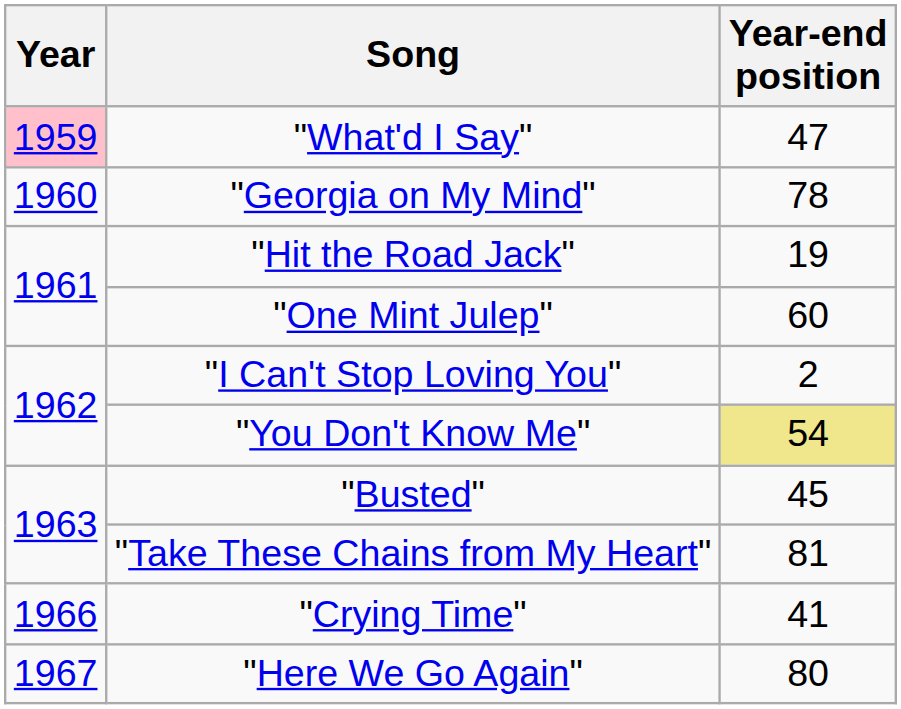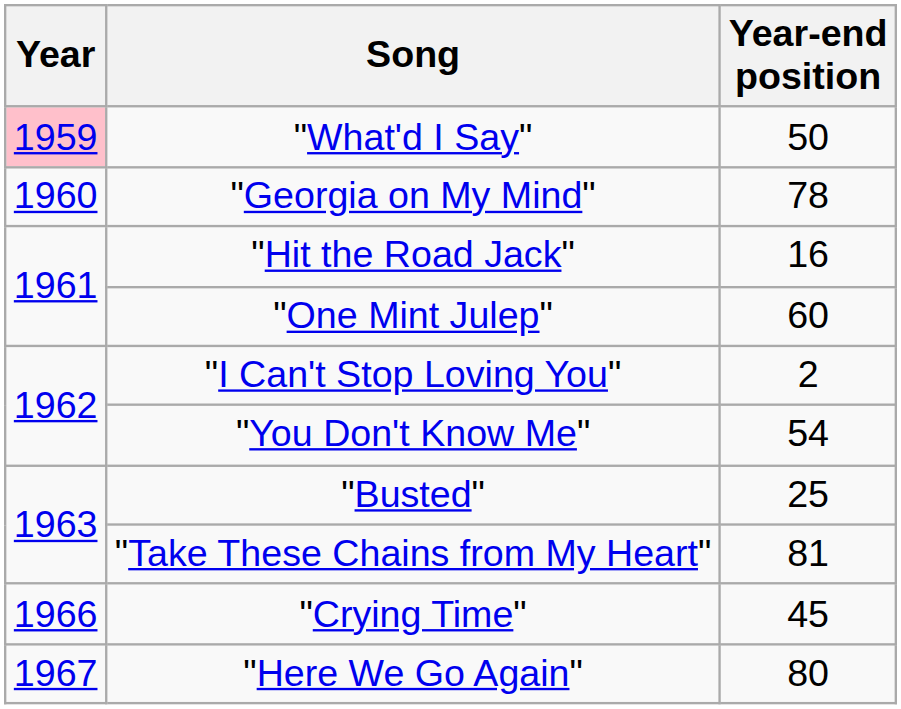(808, 136) 47 -> (808, 136) 50
(808, 255) 19 -> (808, 255) 16
(808, 434) khaki background -> (808, 434) no background
(808, 494) 45 -> (808, 494) 25
(808, 613) 41 -> (808, 613) 45
